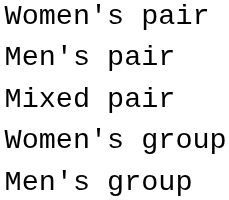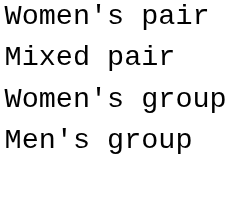- row: (90, 58)
